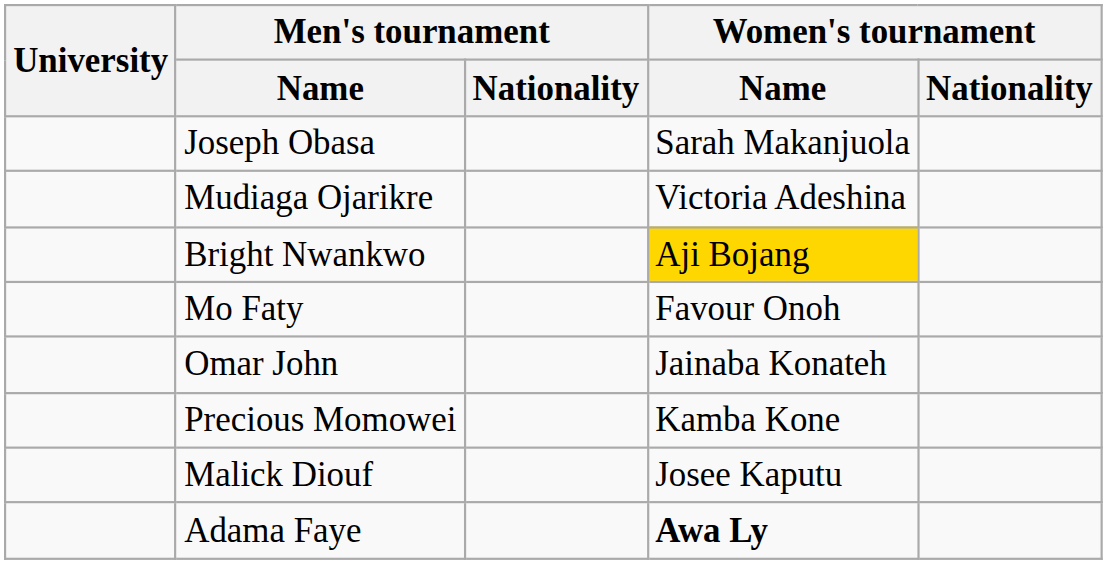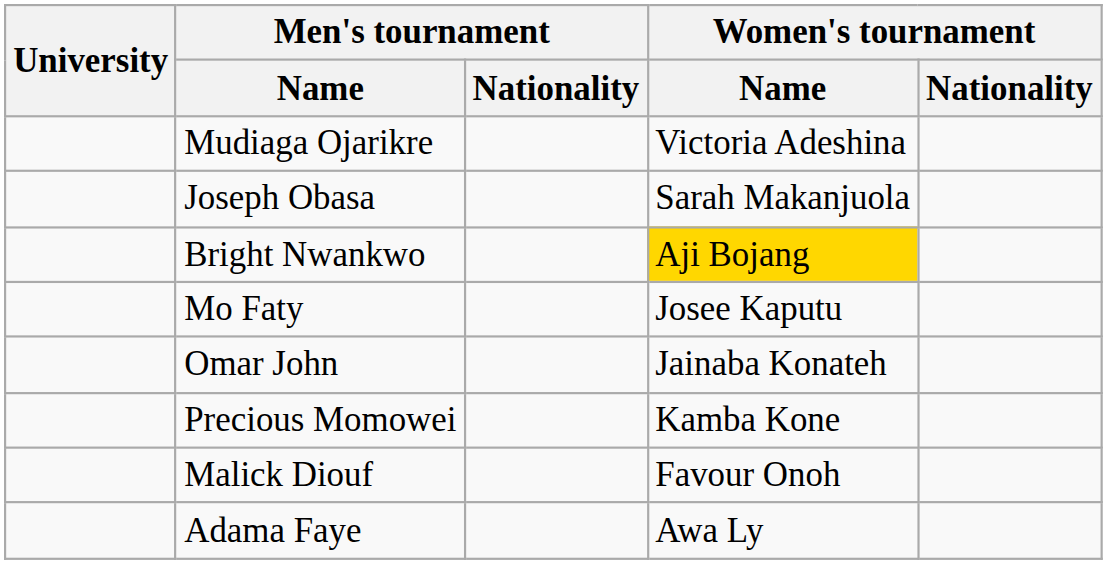rows swapped: (309, 198) <-> (280, 142)
(748, 308) Favour Onoh -> (749, 308) Josee Kaputu
(749, 474) Josee Kaputu -> (748, 474) Favour Onoh
(712, 530) bold -> (709, 530) normal
